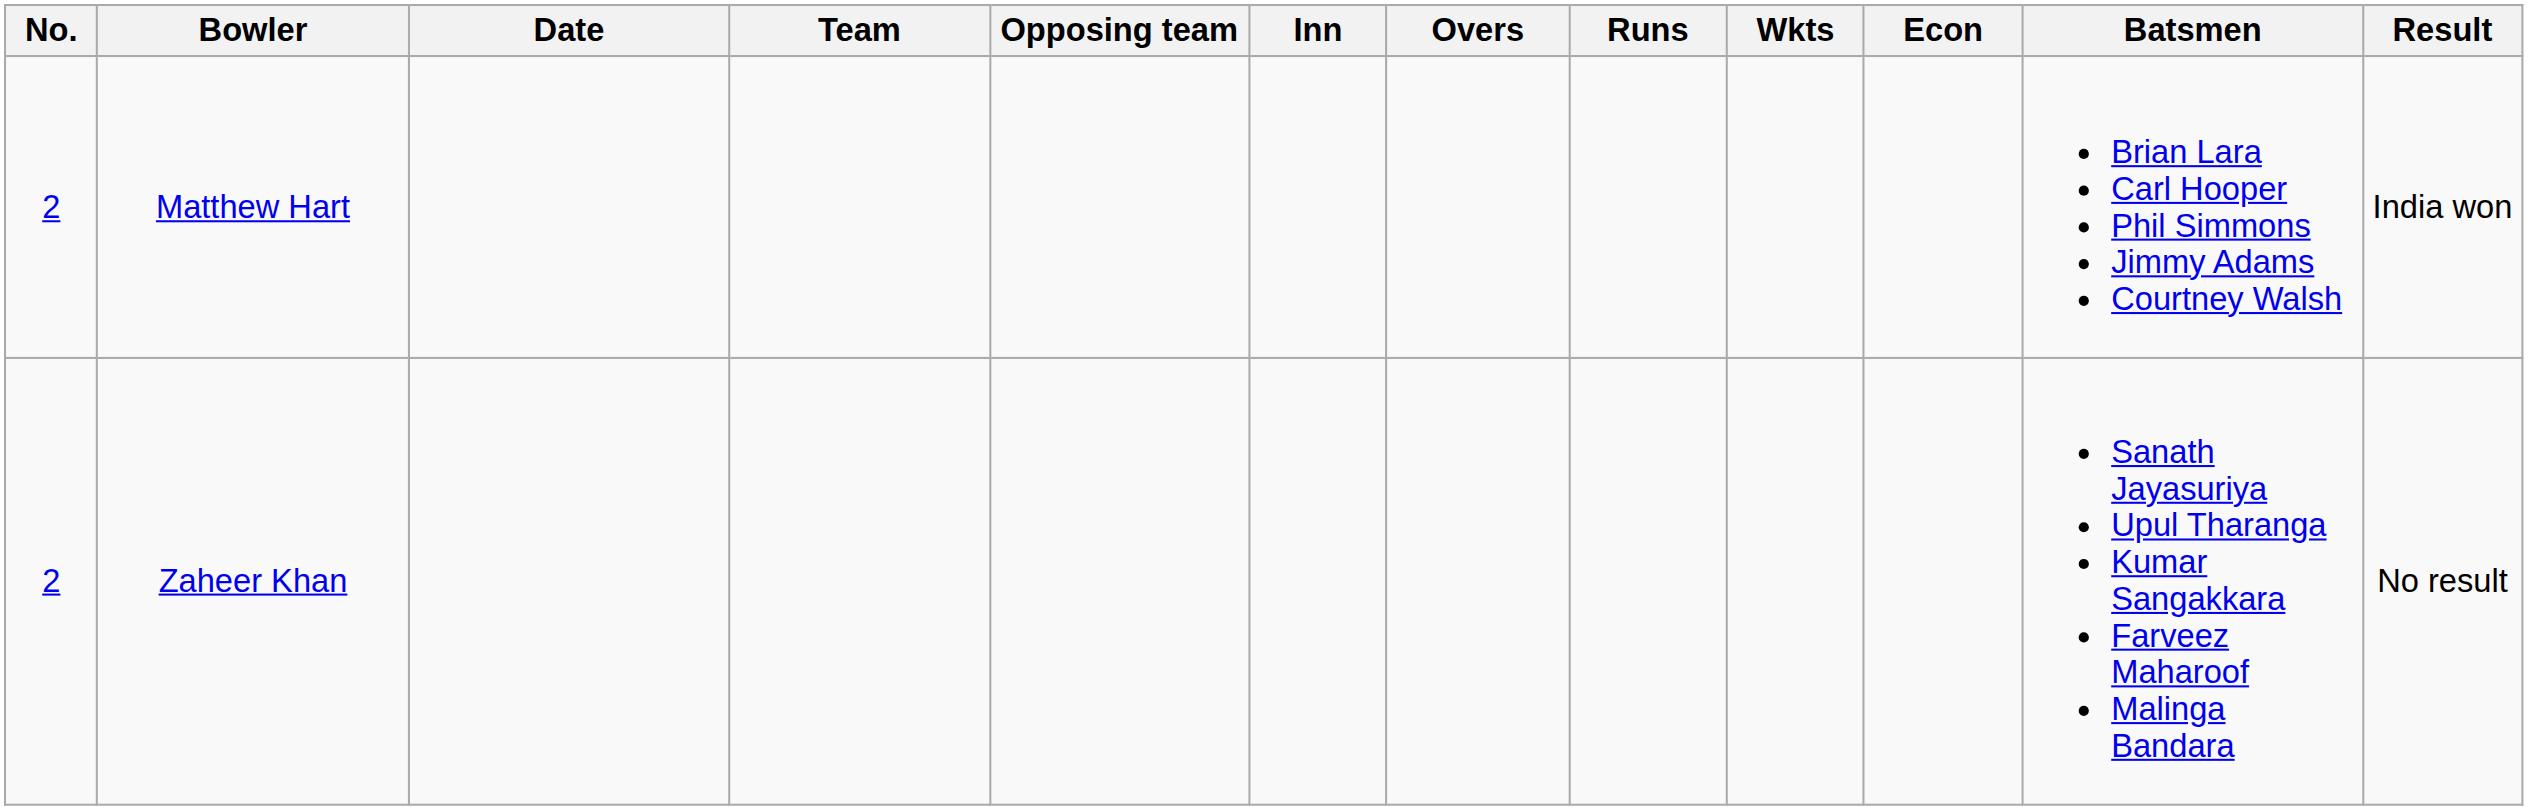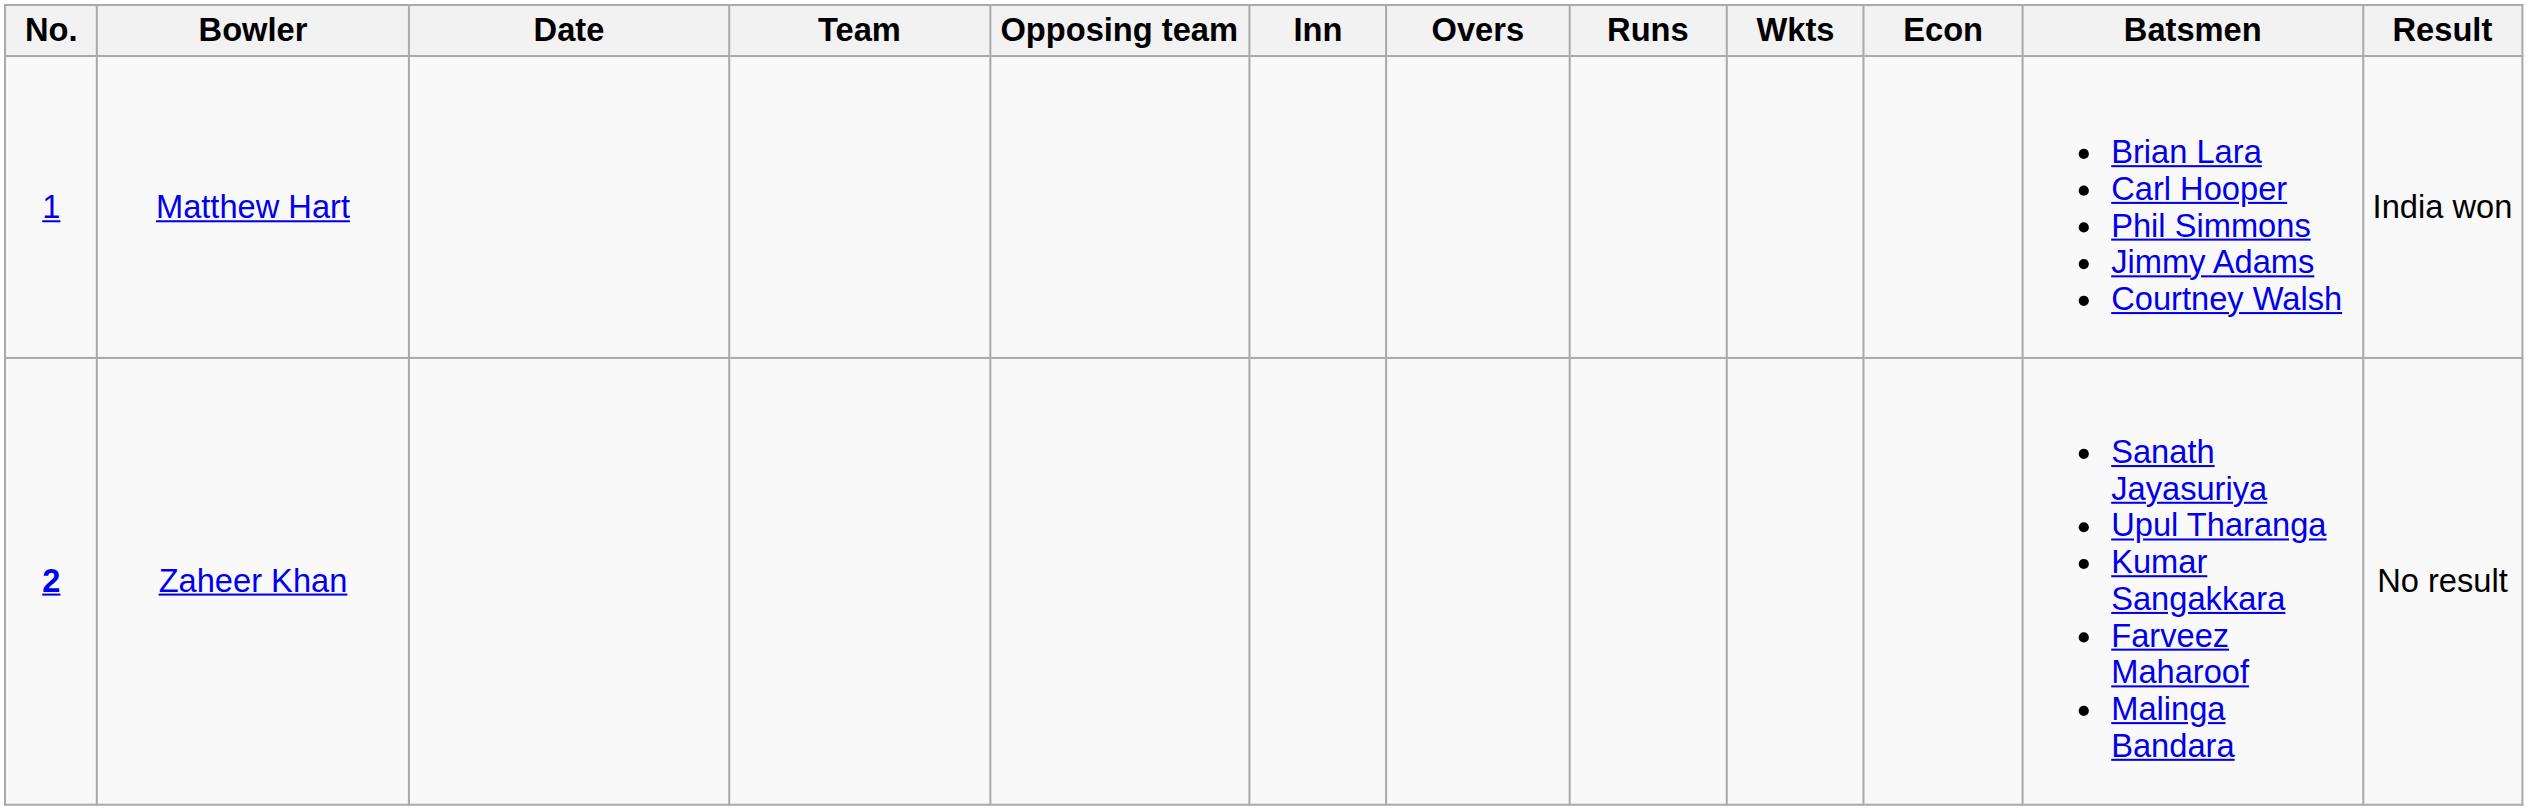(51, 206) 2 -> (51, 206) 1
(51, 580) normal -> (51, 580) bold
